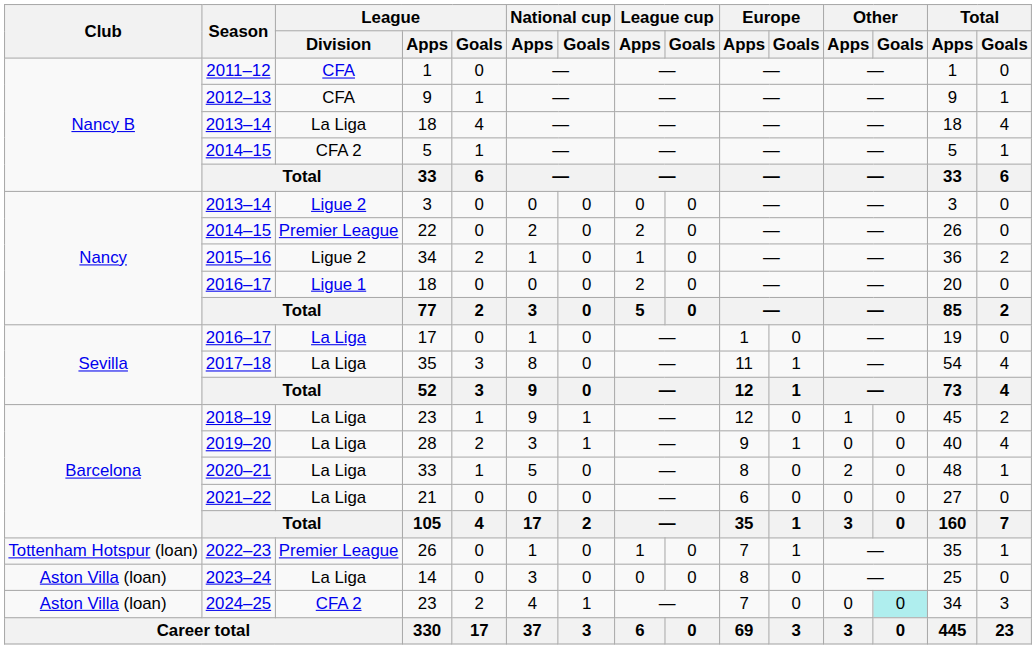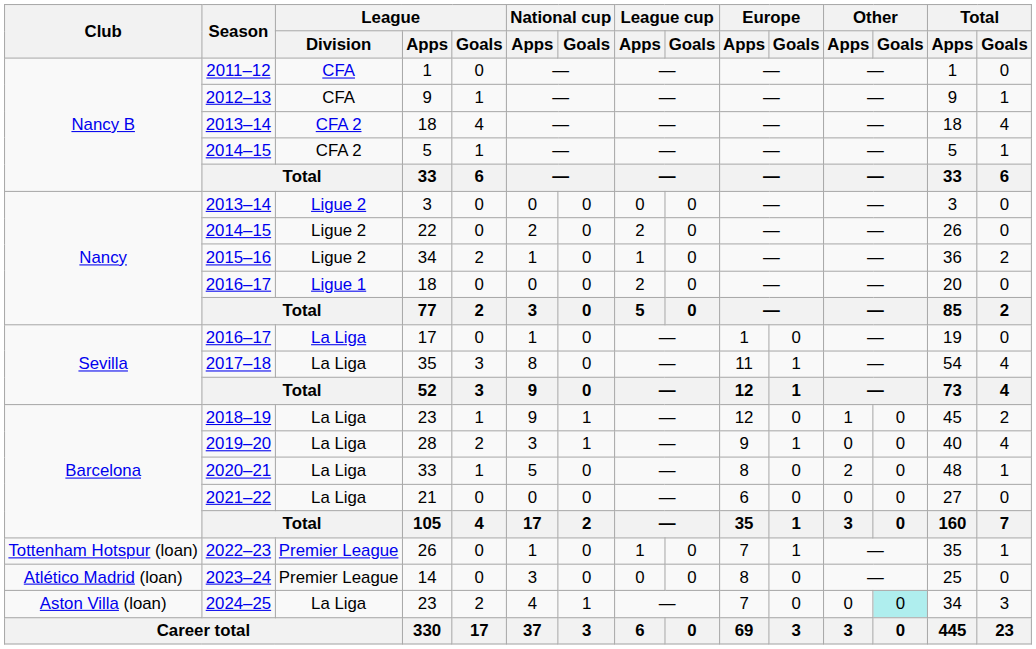(339, 124) La Liga -> (339, 124) CFA 2
(339, 230) Premier League -> (339, 230) Ligue 2
(103, 577) Aston Villa (loan) -> (103, 577) Atlético Madrid (loan)
(339, 577) La Liga -> (339, 577) Premier League
(339, 603) CFA 2 -> (339, 603) La Liga
